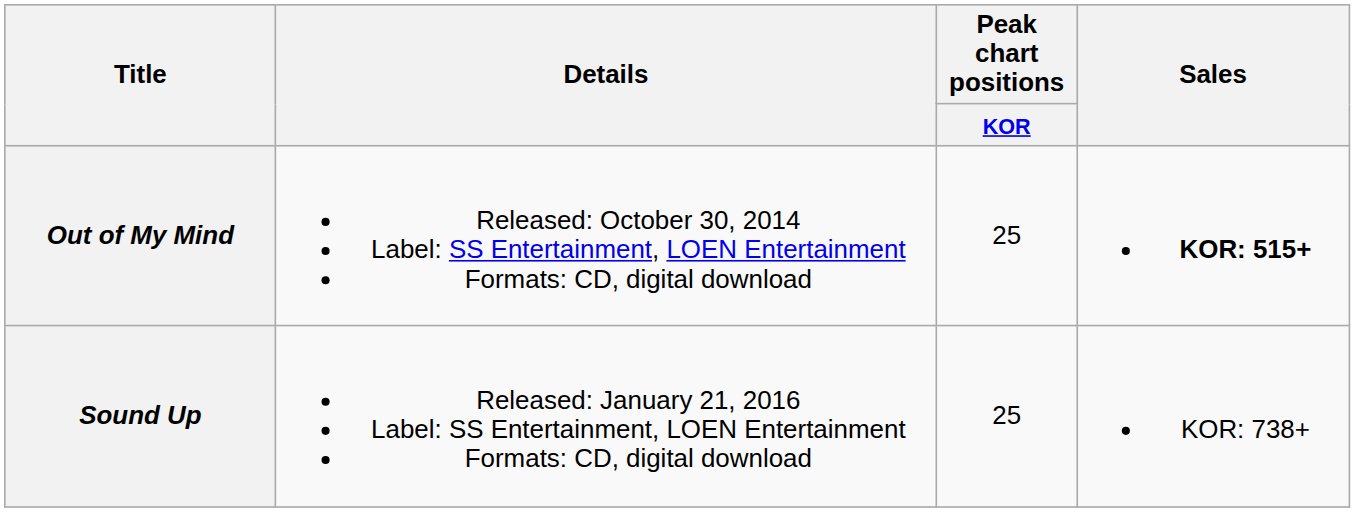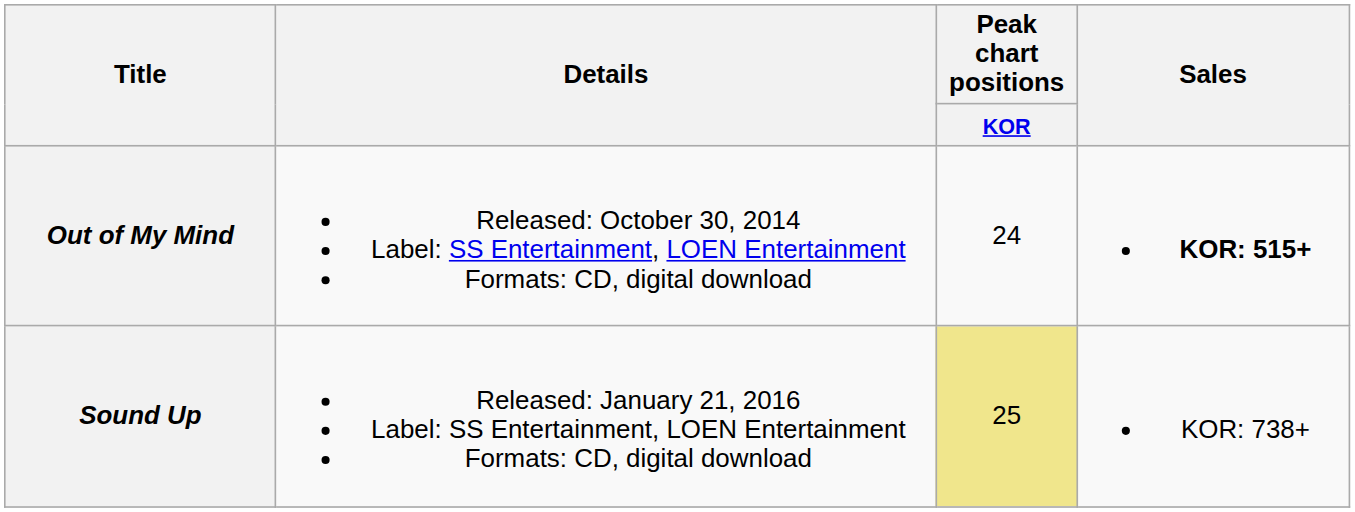(1007, 235) 25 -> (1007, 235) 24
(1007, 415) no background -> (1007, 415) khaki background
